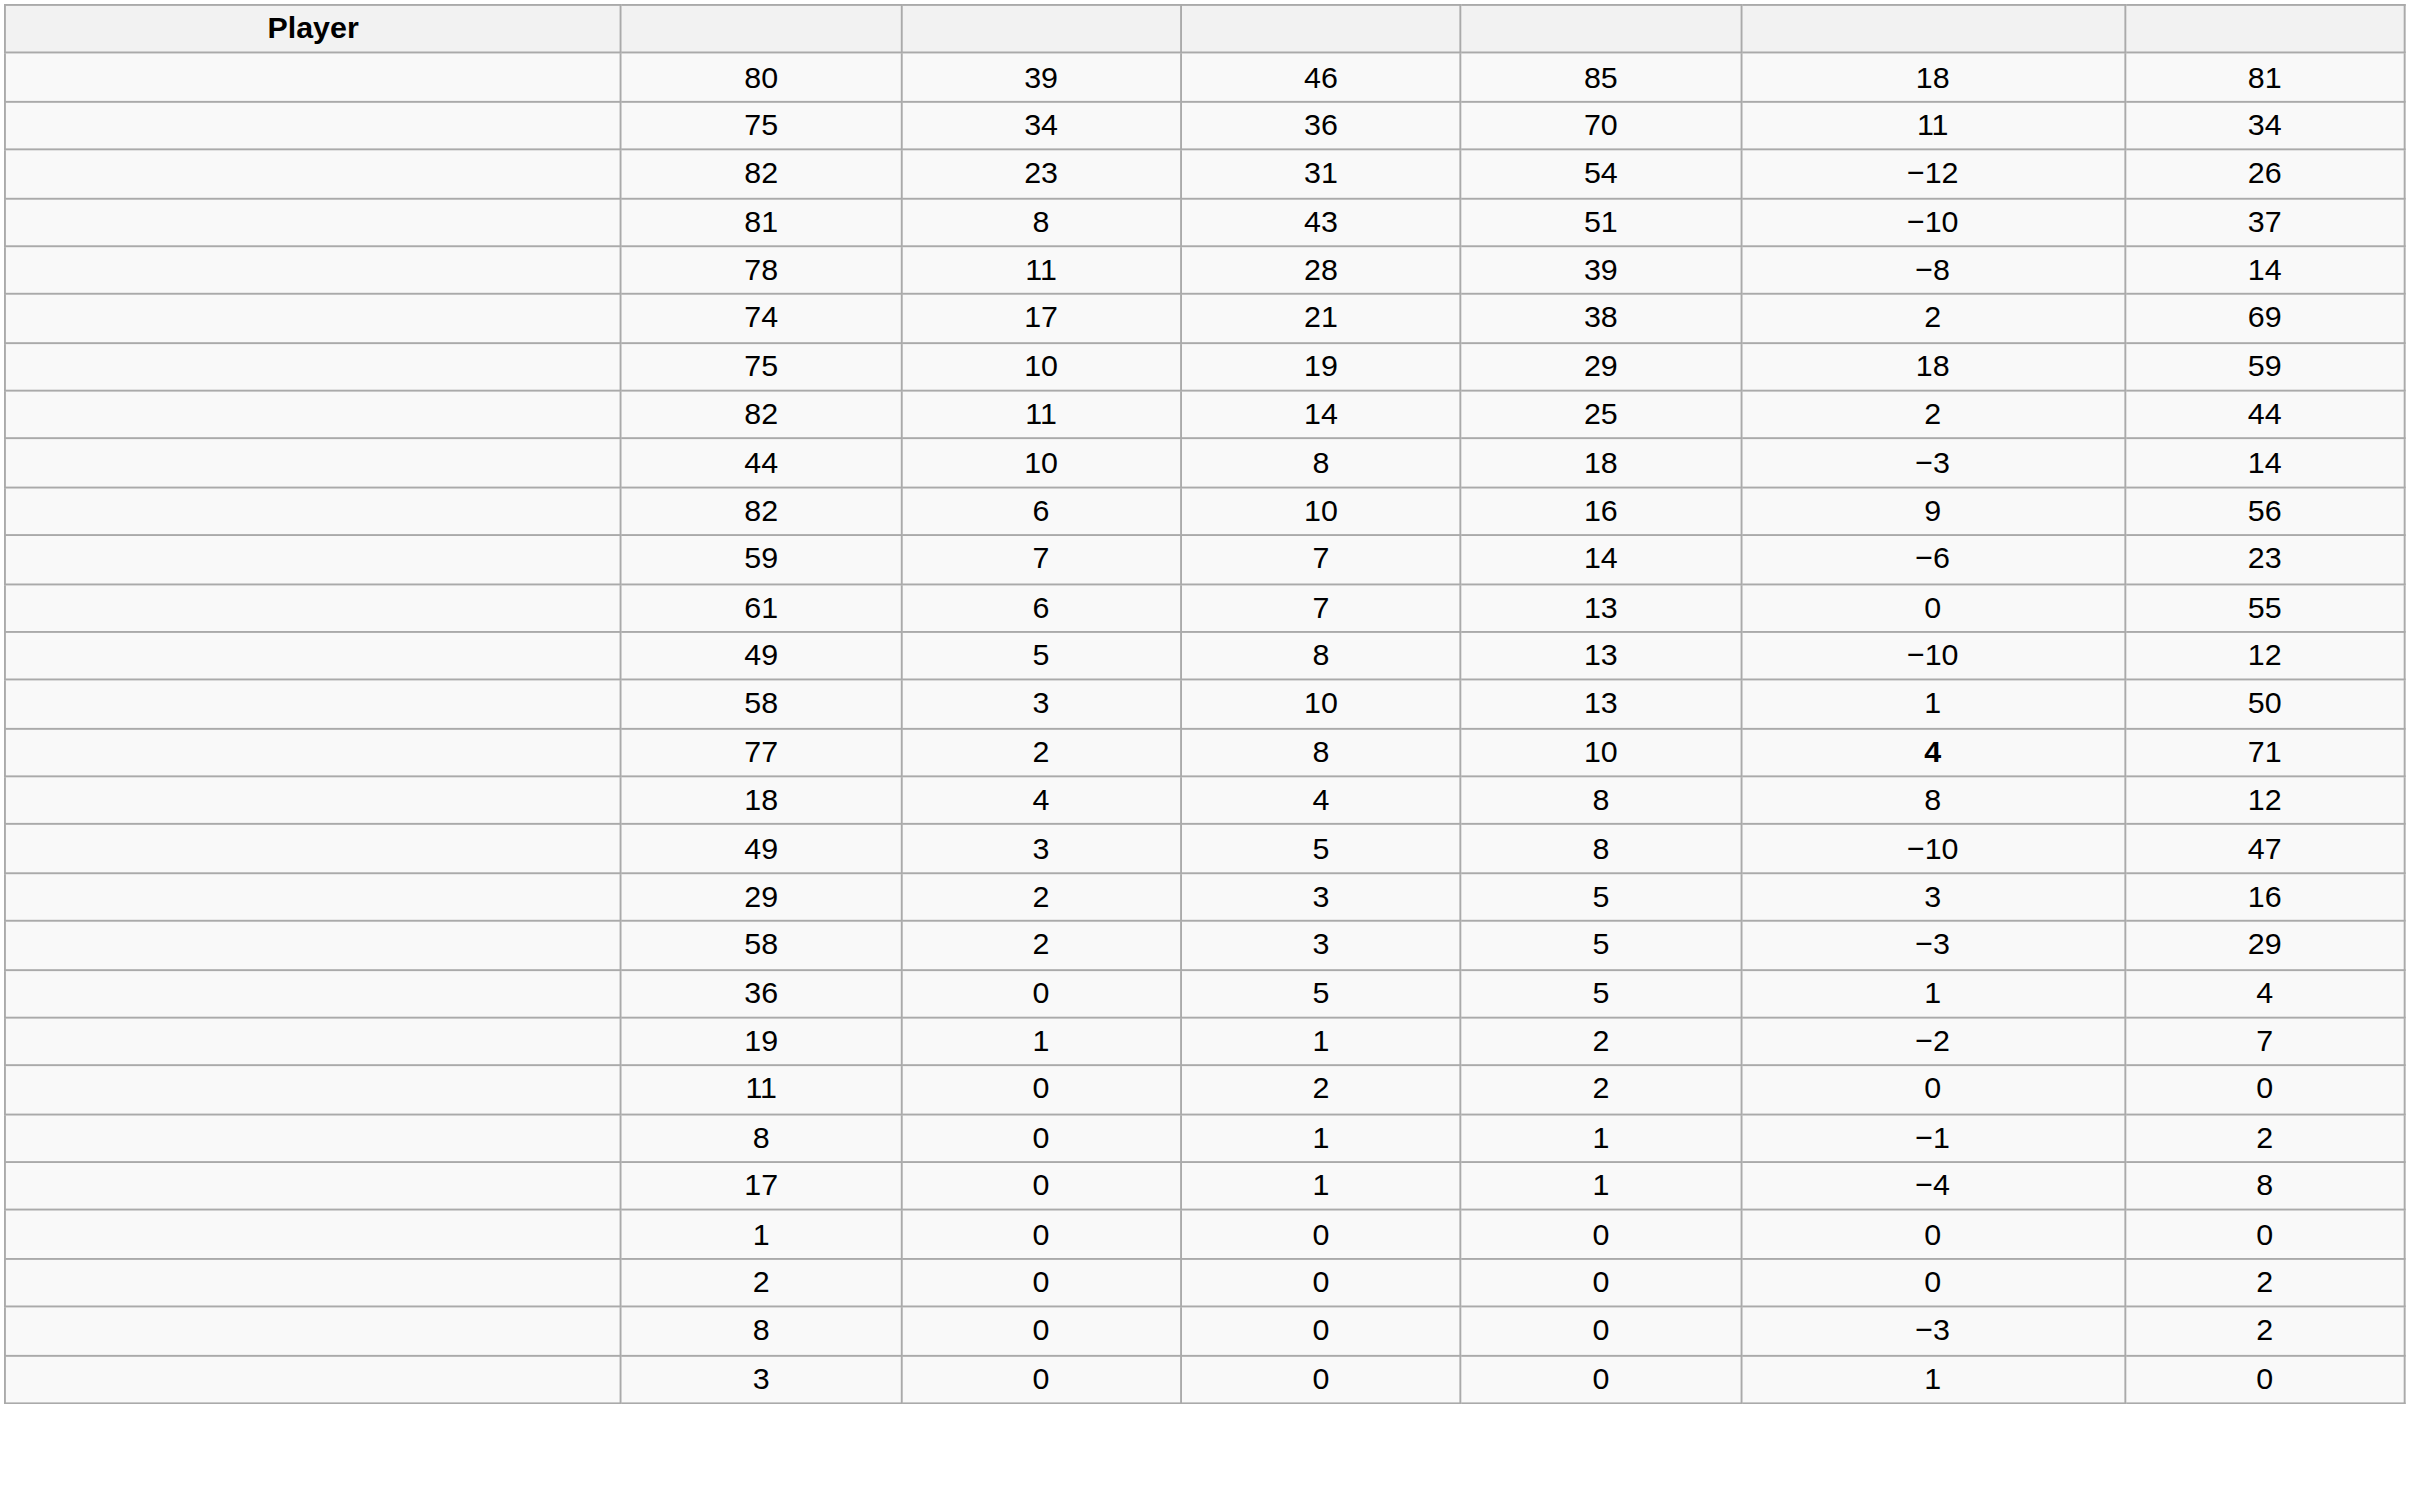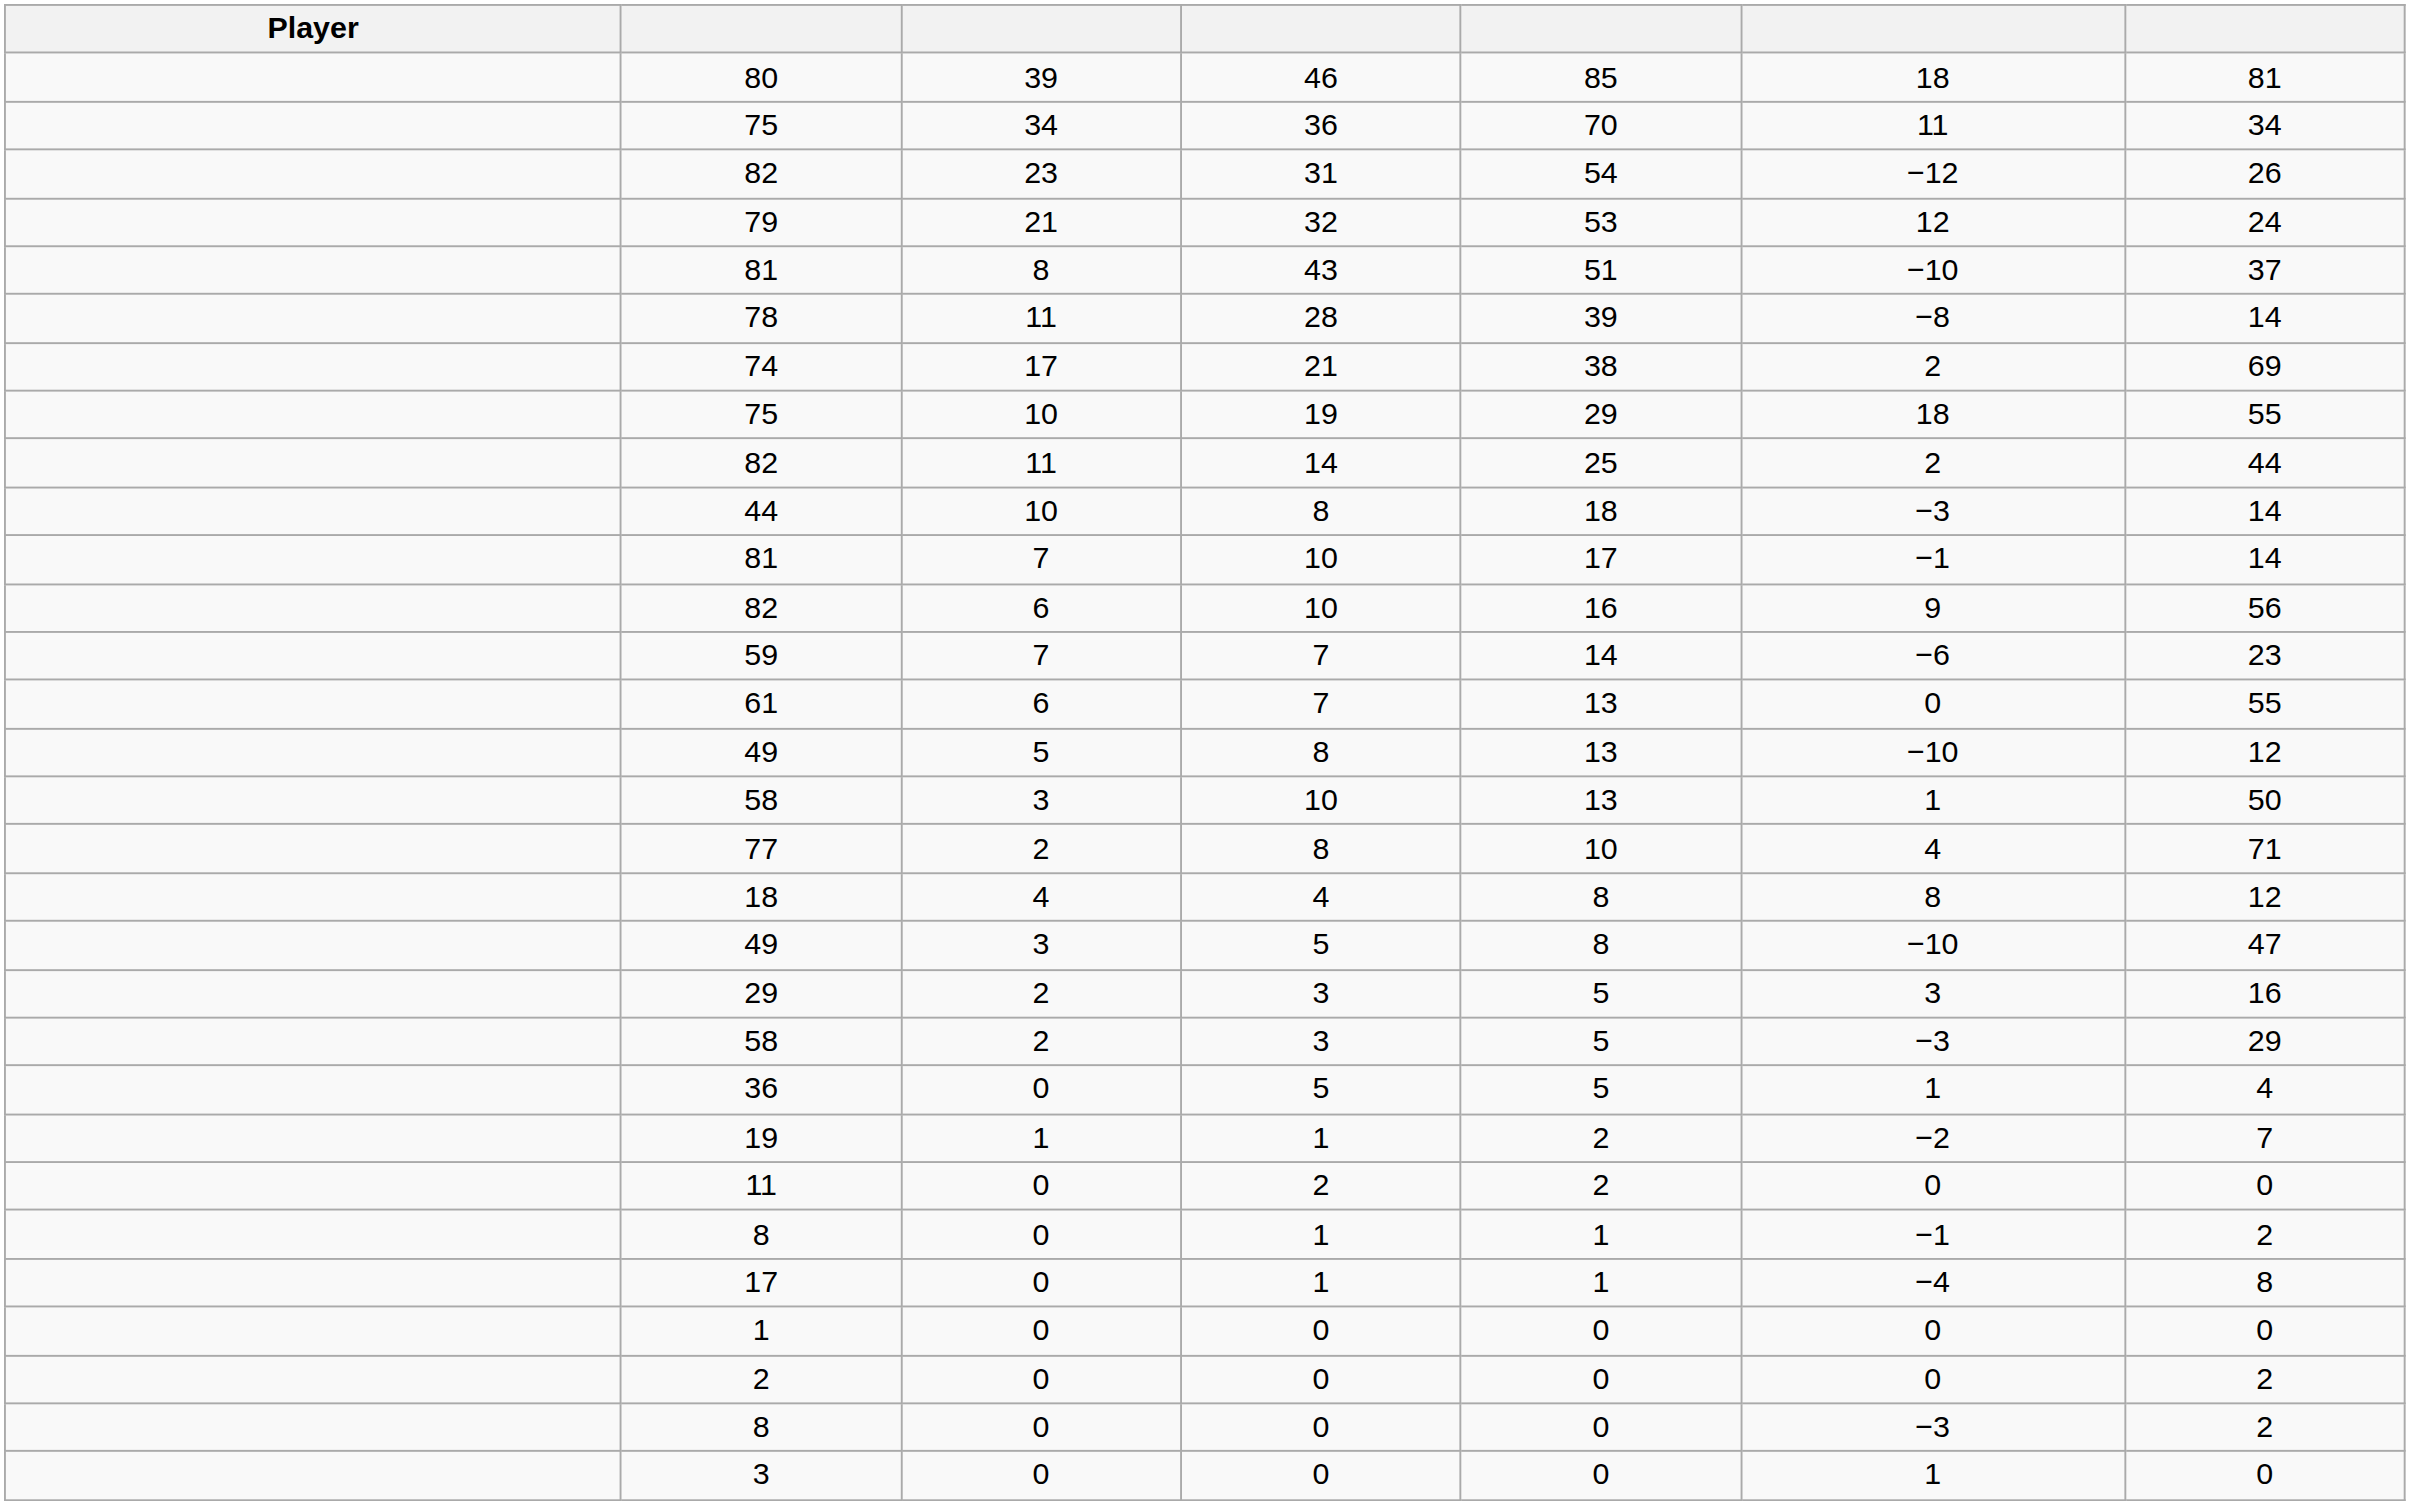+ row: (761, 221)
(2265, 366) 59 -> (2265, 414) 55
+ row: (761, 558)
(1933, 751) bold -> (1933, 848) normal
